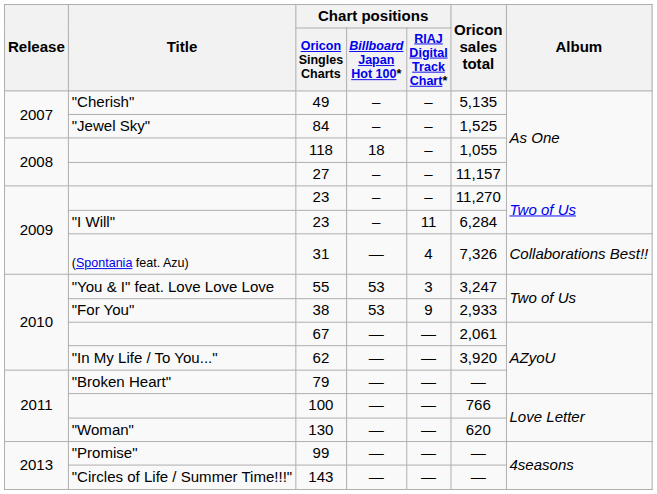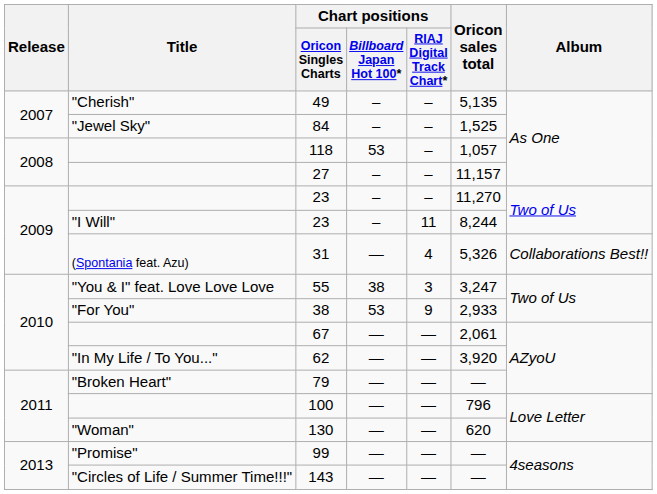(376, 150) 18 -> (376, 150) 53
(478, 150) 1,055 -> (478, 150) 1,057
(478, 221) 6,284 -> (478, 221) 8,244
(478, 254) 7,326 -> (478, 254) 5,326
(376, 286) 53 -> (376, 286) 38
(478, 405) 766 -> (478, 405) 796
